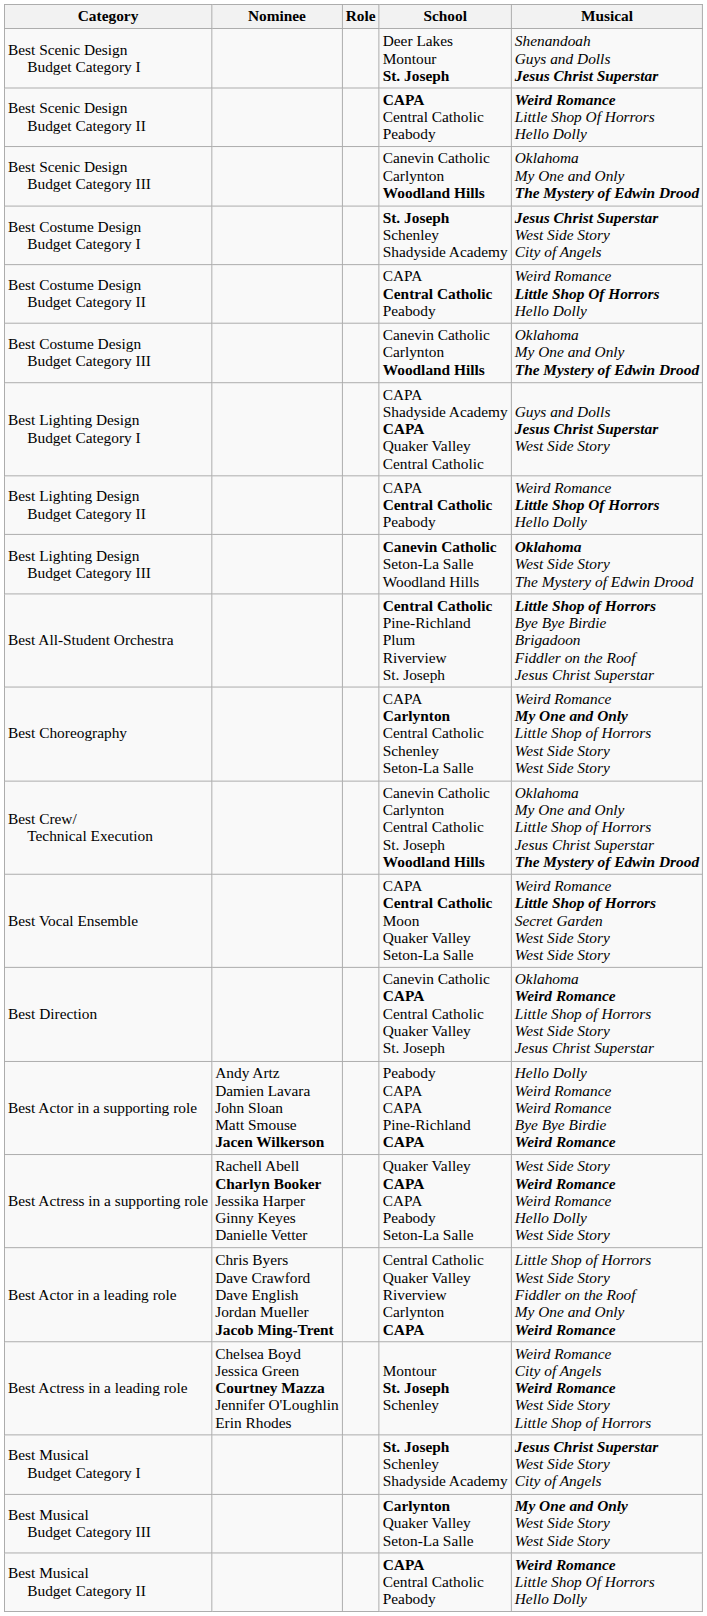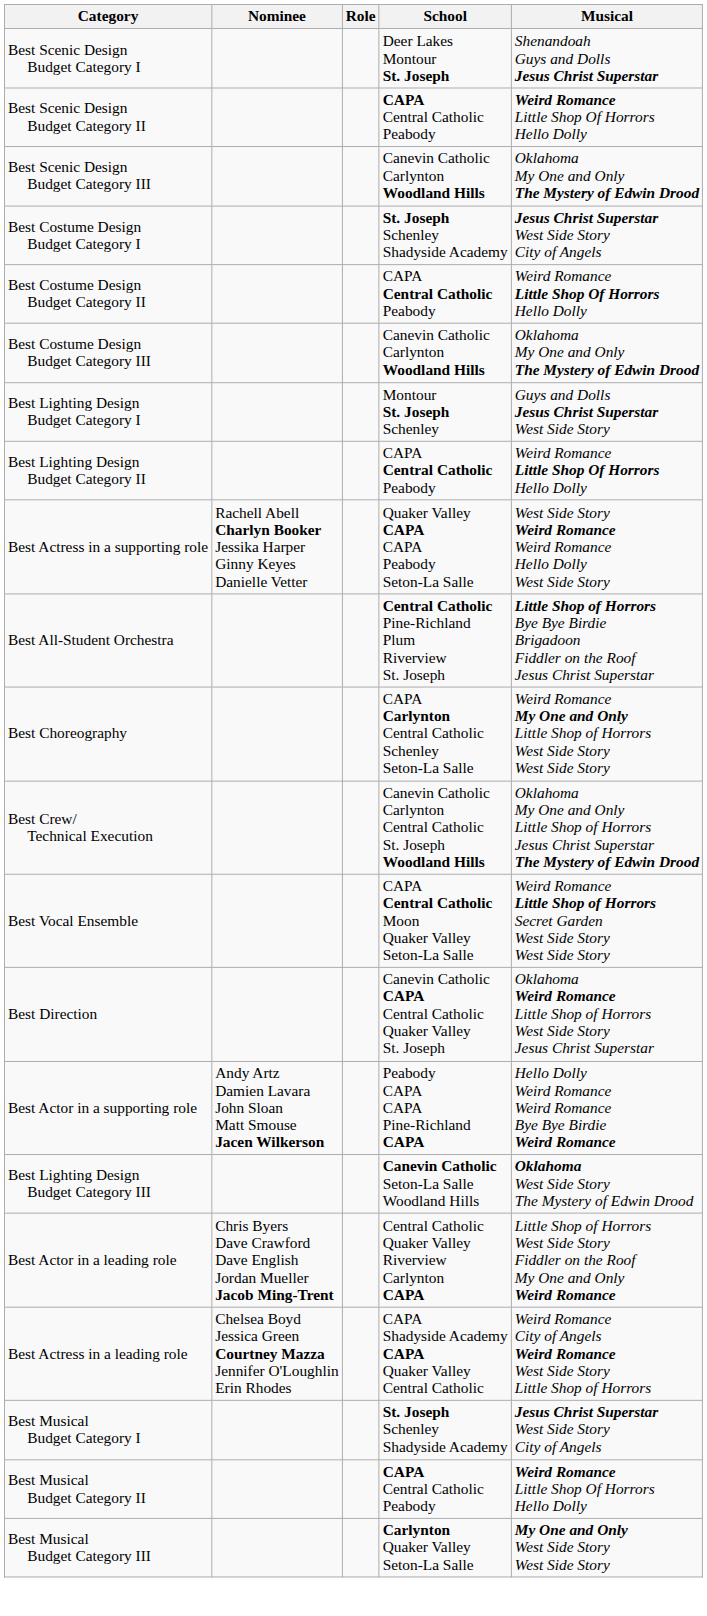(445, 429) CAPA Shadyside Academy CAPA Quaker Valley Central Catholic -> (416, 411) Montour St. Joseph Schenley
rows swapped: (79, 564) <-> (108, 1201)
(416, 1388) Montour St. Joseph Schenley -> (445, 1353) CAPA Shadyside Academy CAPA Quaker Valley Central Catholic
rows swapped: (77, 1582) <-> (79, 1523)
